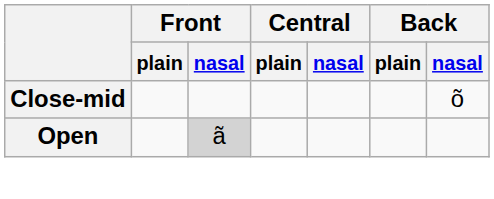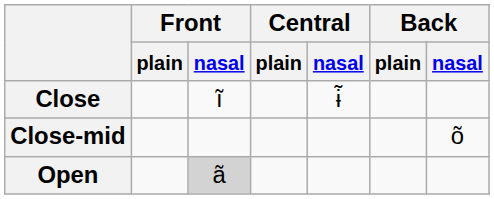+ row: (68, 99)
